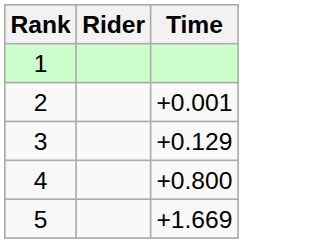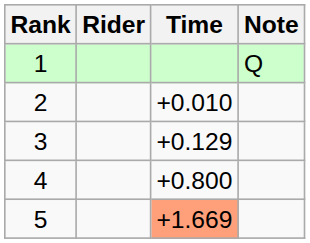+ column: (271, 24)
(194, 102) +0.001 -> (194, 102) +0.010
(194, 219) no background -> (194, 219) lightsalmon background
